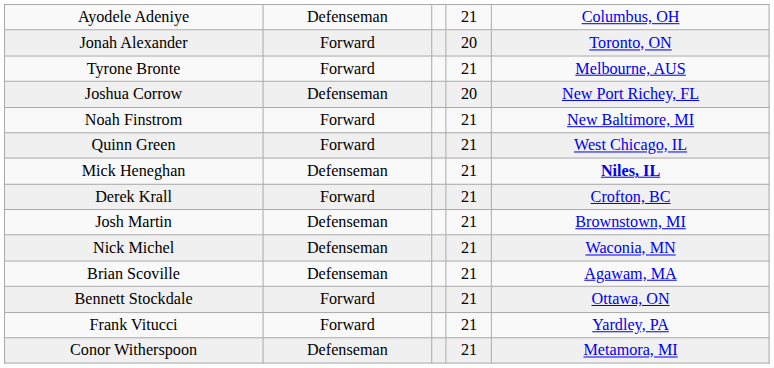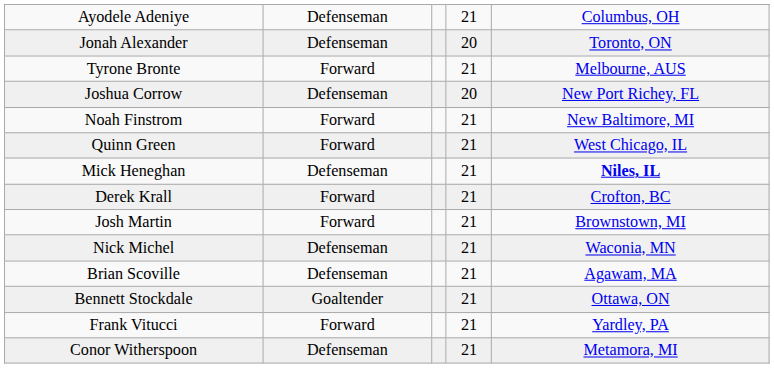(347, 42) Forward -> (347, 42) Defenseman
(347, 222) Defenseman -> (347, 222) Forward
(347, 299) Forward -> (347, 299) Goaltender
